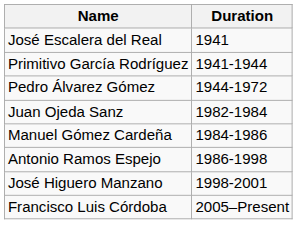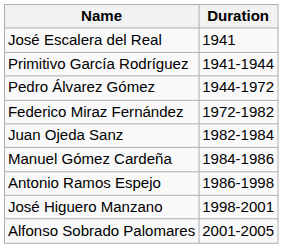+ row: (96, 111)
+ row: (102, 231)
- row: (87, 207)
